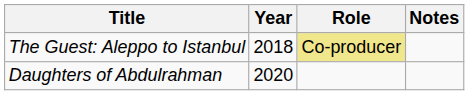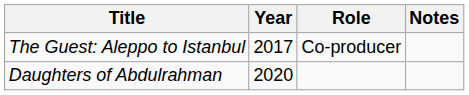(273, 47) 2018 -> (273, 47) 2017
(351, 47) khaki background -> (351, 47) no background
